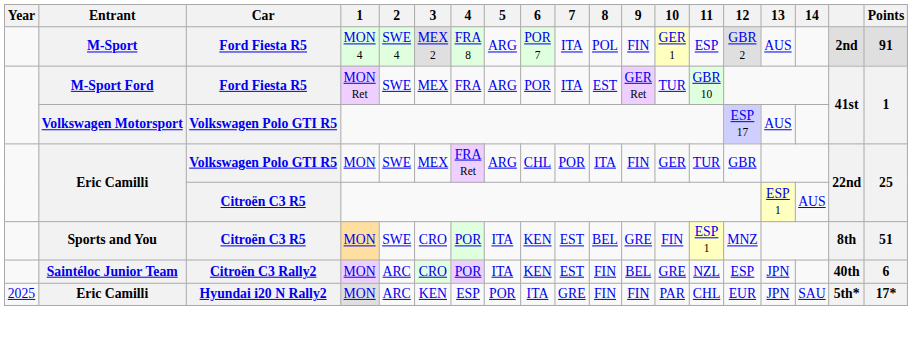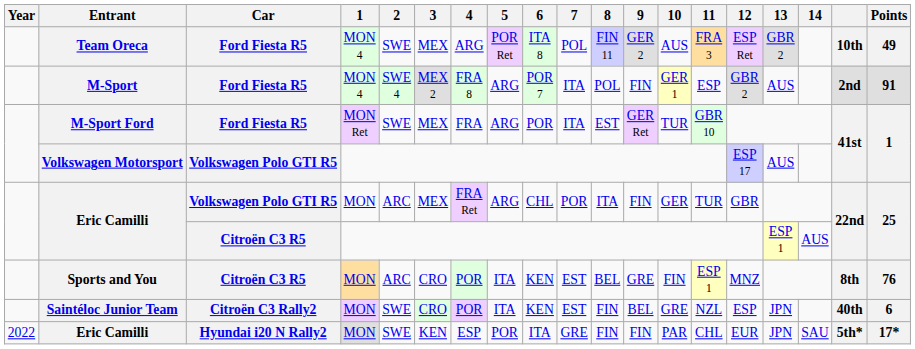+ row: (112, 46)
(397, 162) SWE -> (397, 201) ARC
(397, 240) SWE -> (397, 279) ARC
(886, 240) 51 -> (889, 279) 76
(397, 271) ARC -> (397, 309) SWE
(21, 293) 2025 -> (21, 332) 2022
(397, 293) ARC -> (397, 332) SWE
